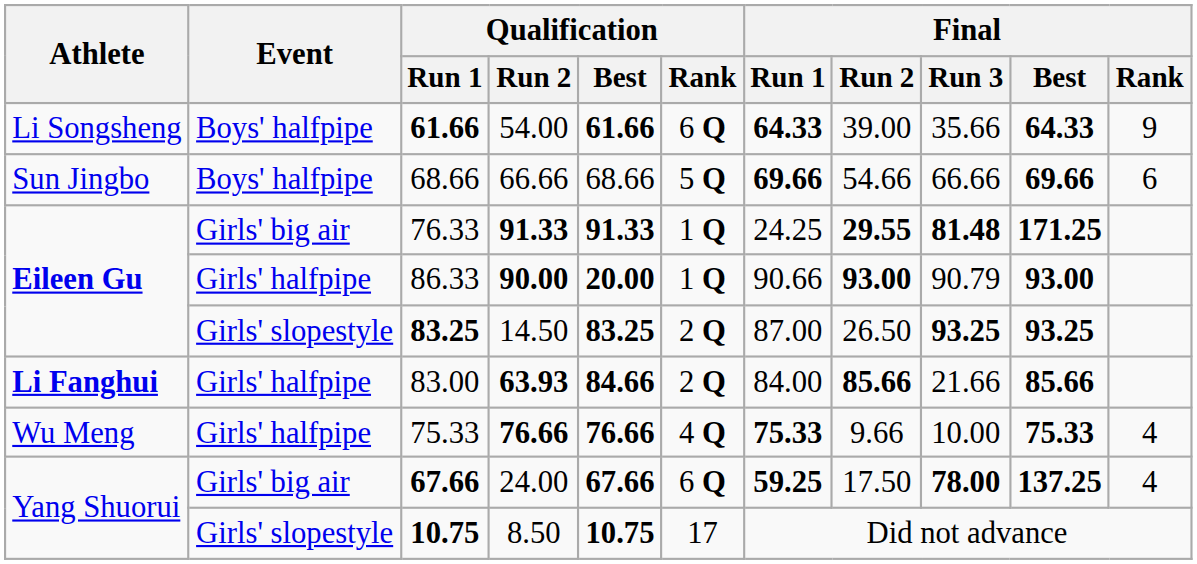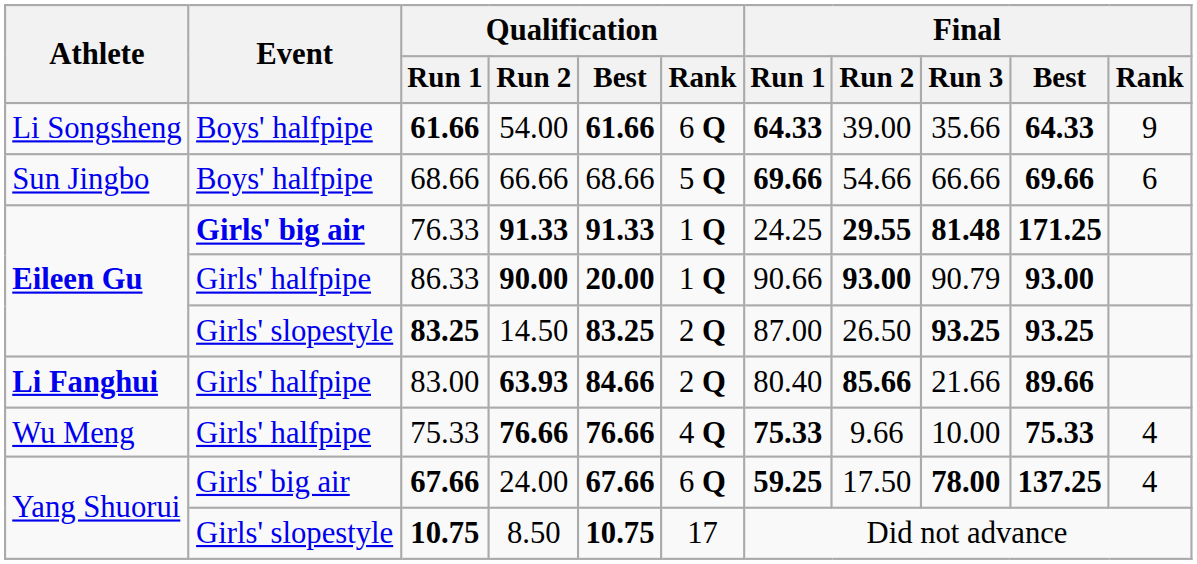(273, 229) normal -> (280, 229) bold
(788, 381) 84.00 -> (788, 381) 80.40
(1060, 381) 85.66 -> (1060, 381) 89.66
